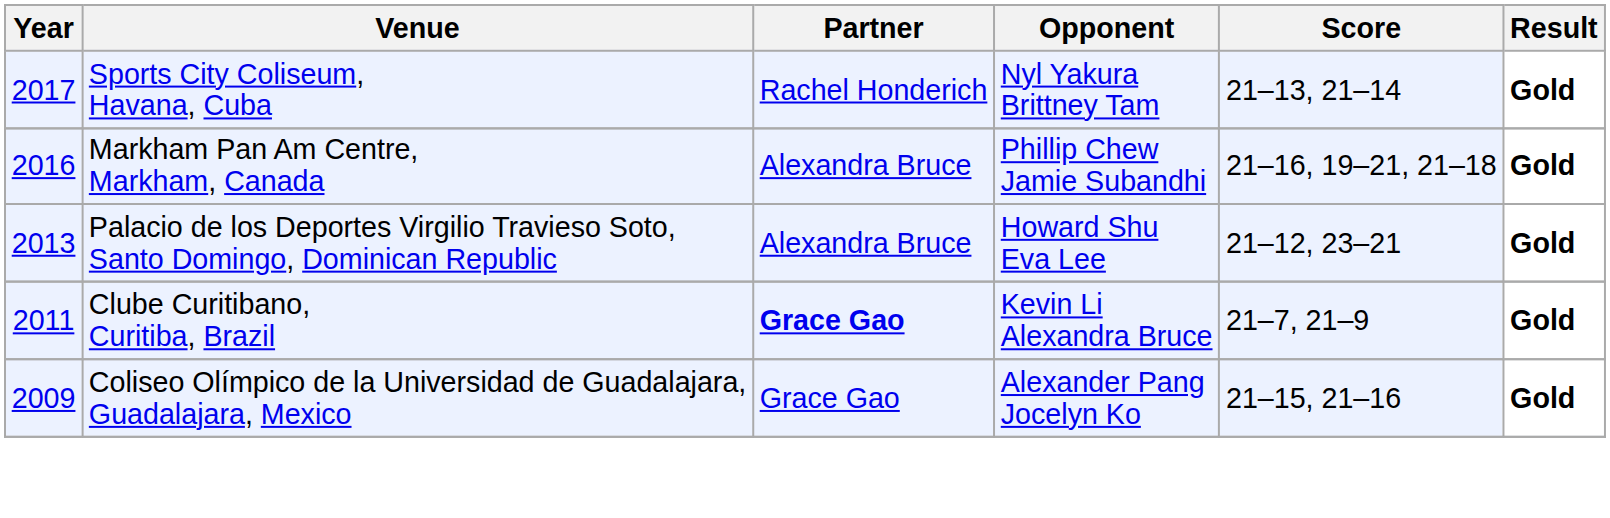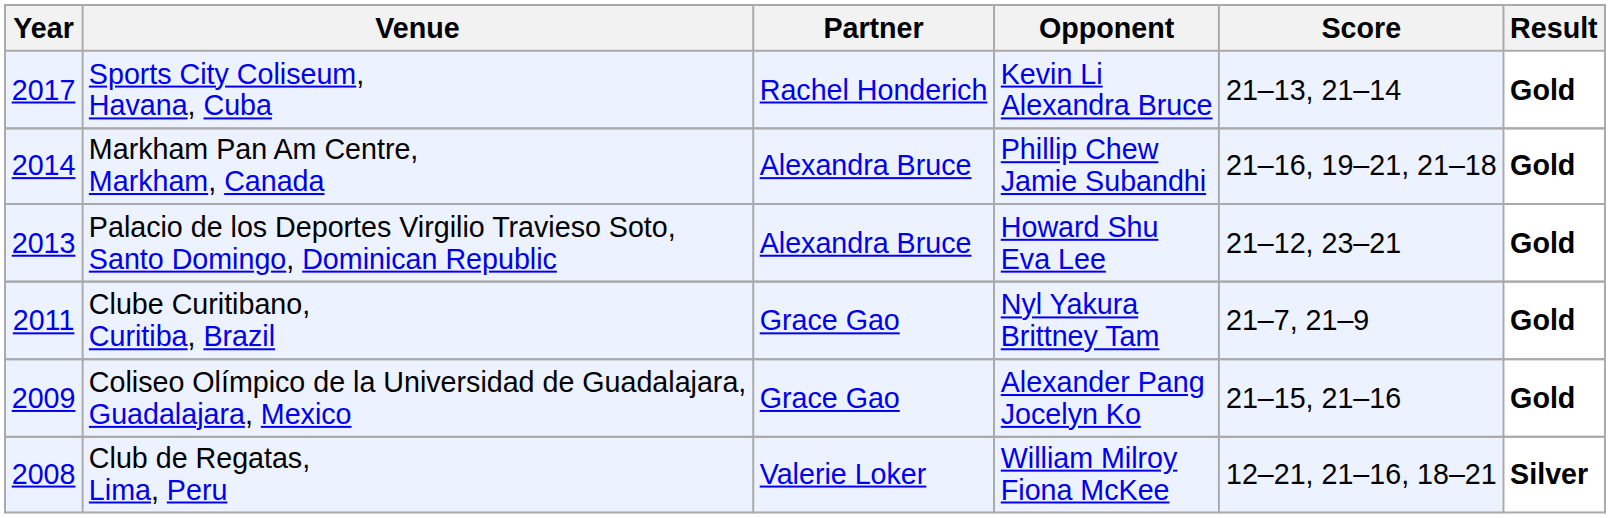(1080, 89) Nyl Yakura Brittney Tam -> (1107, 89) Kevin Li Alexandra Bruce
(44, 166) 2016 -> (44, 166) 2014
(832, 321) bold -> (830, 321) normal
(1107, 321) Kevin Li Alexandra Bruce -> (1080, 321) Nyl Yakura Brittney Tam
+ row: (200, 475)
